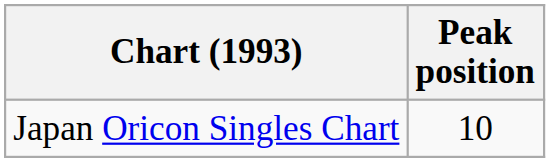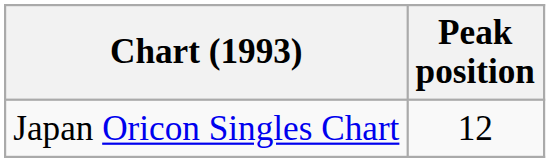(475, 127) 10 -> (475, 127) 12
